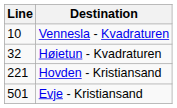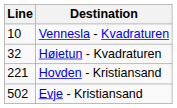(18, 93) 501 -> (18, 93) 502
